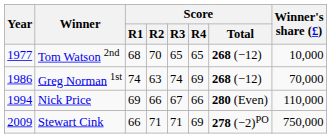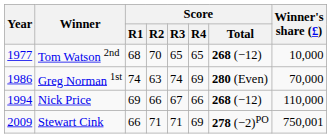(237, 78) 268 (−12) -> (240, 78) 280 (Even)
(240, 100) 280 (Even) -> (237, 100) 268 (−12)
(303, 121) 750,000 -> (303, 121) 750,001
